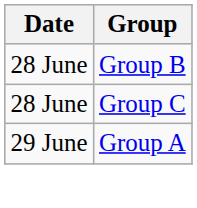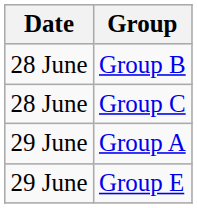+ row: (142, 182)
